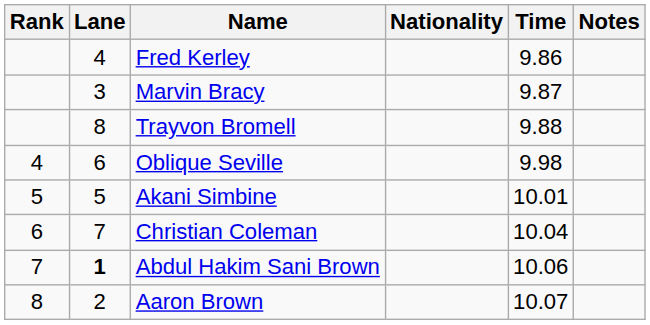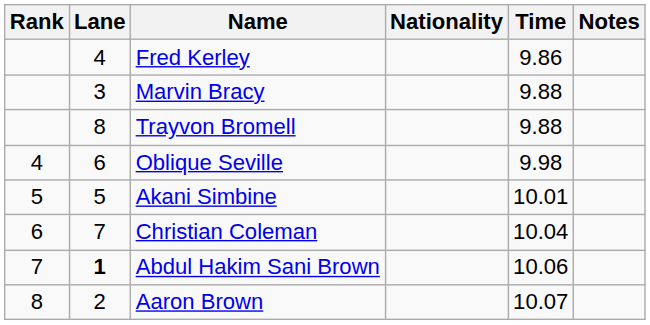(541, 92) 9.87 -> (541, 92) 9.88
